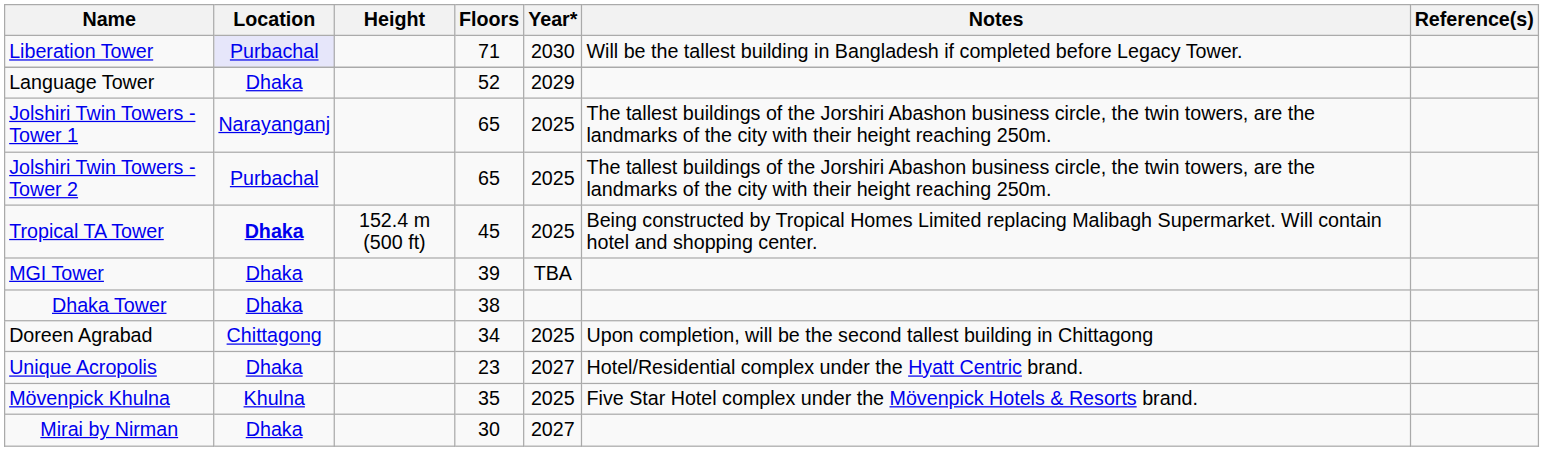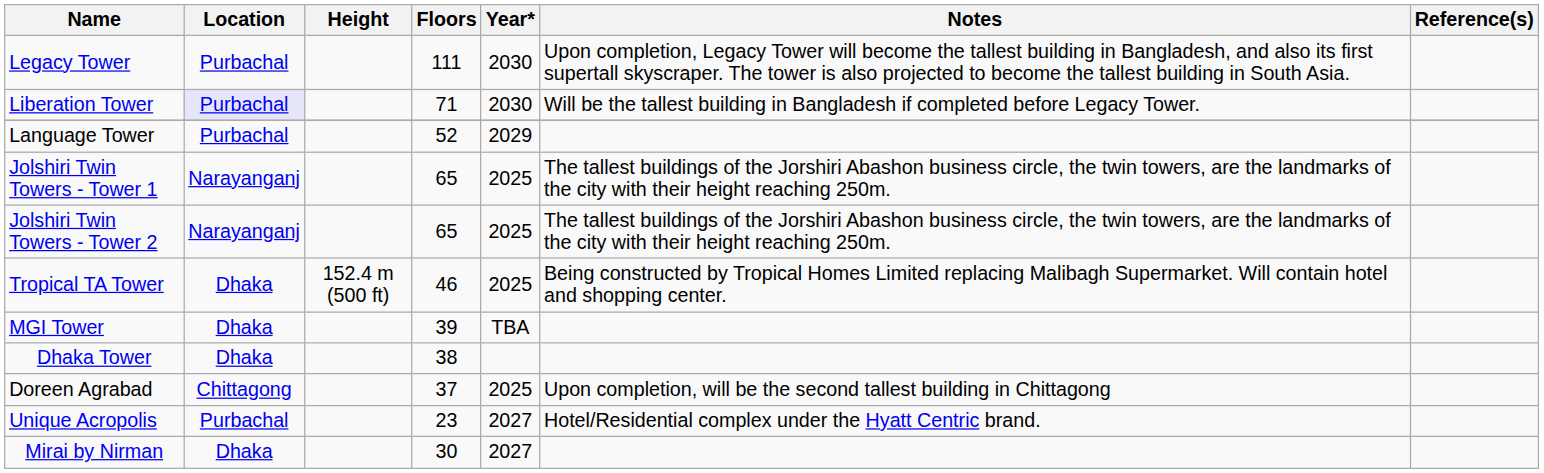+ row: (70, 62)
(274, 82) Dhaka -> (244, 135) Purbachal
(274, 178) Purbachal -> (244, 231) Narayanganj
(274, 231) bold -> (244, 284) normal
(489, 231) 45 -> (447, 284) 46
(489, 336) 34 -> (447, 389) 37
(274, 367) Dhaka -> (244, 420) Purbachal
- row: (90, 398)
